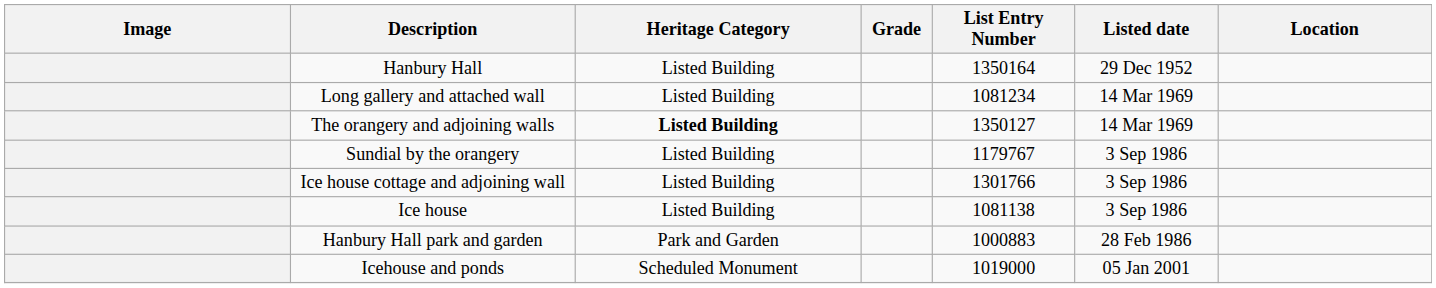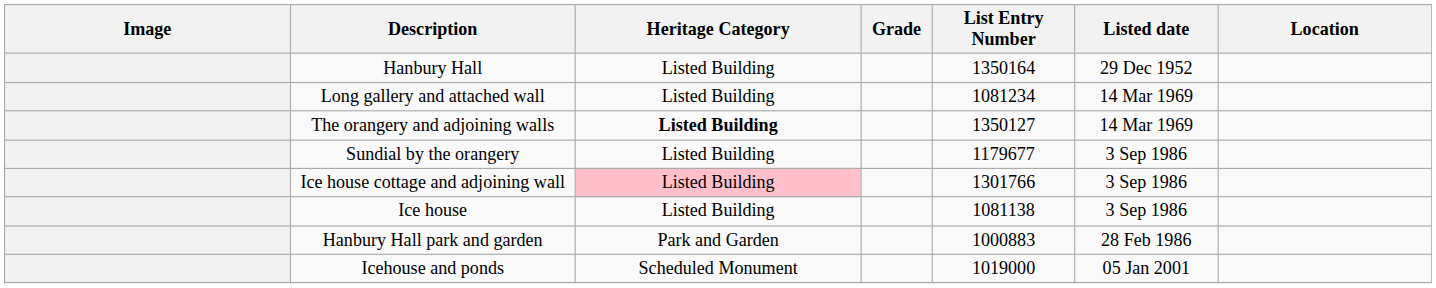(1004, 153) 1179767 -> (1004, 153) 1179677
(718, 182) no background -> (718, 182) pink background
